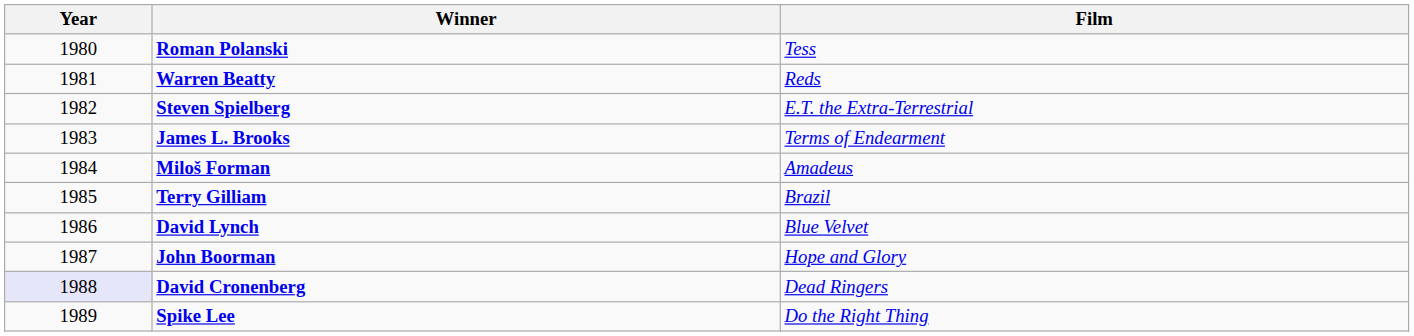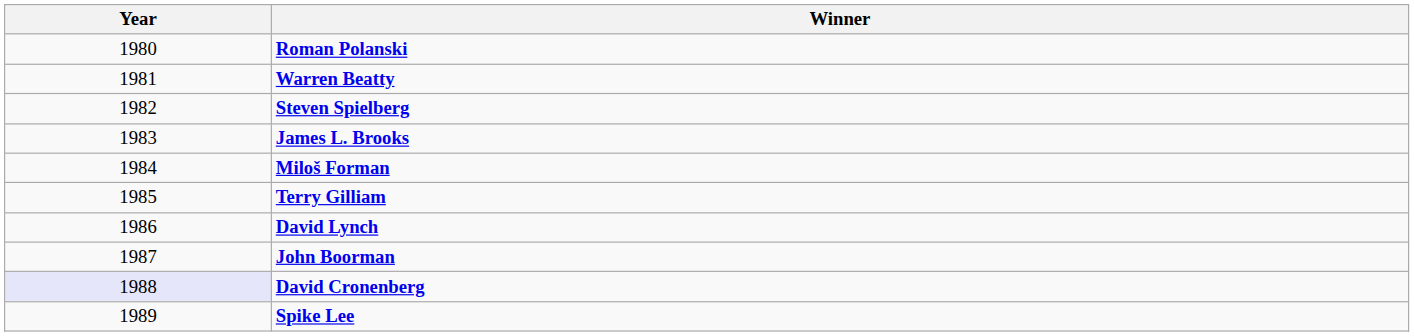- column: (1094, 19)
